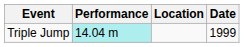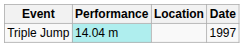(223, 33) 1999 -> (223, 33) 1997
